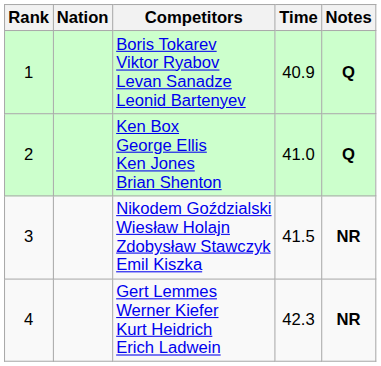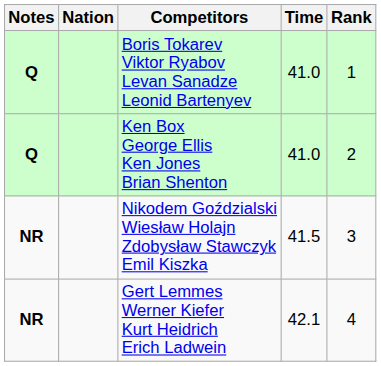columns swapped: (29, 17) <-> (349, 17)
(298, 72) 40.9 -> (304, 72) 41.0
(298, 319) 42.3 -> (304, 319) 42.1
